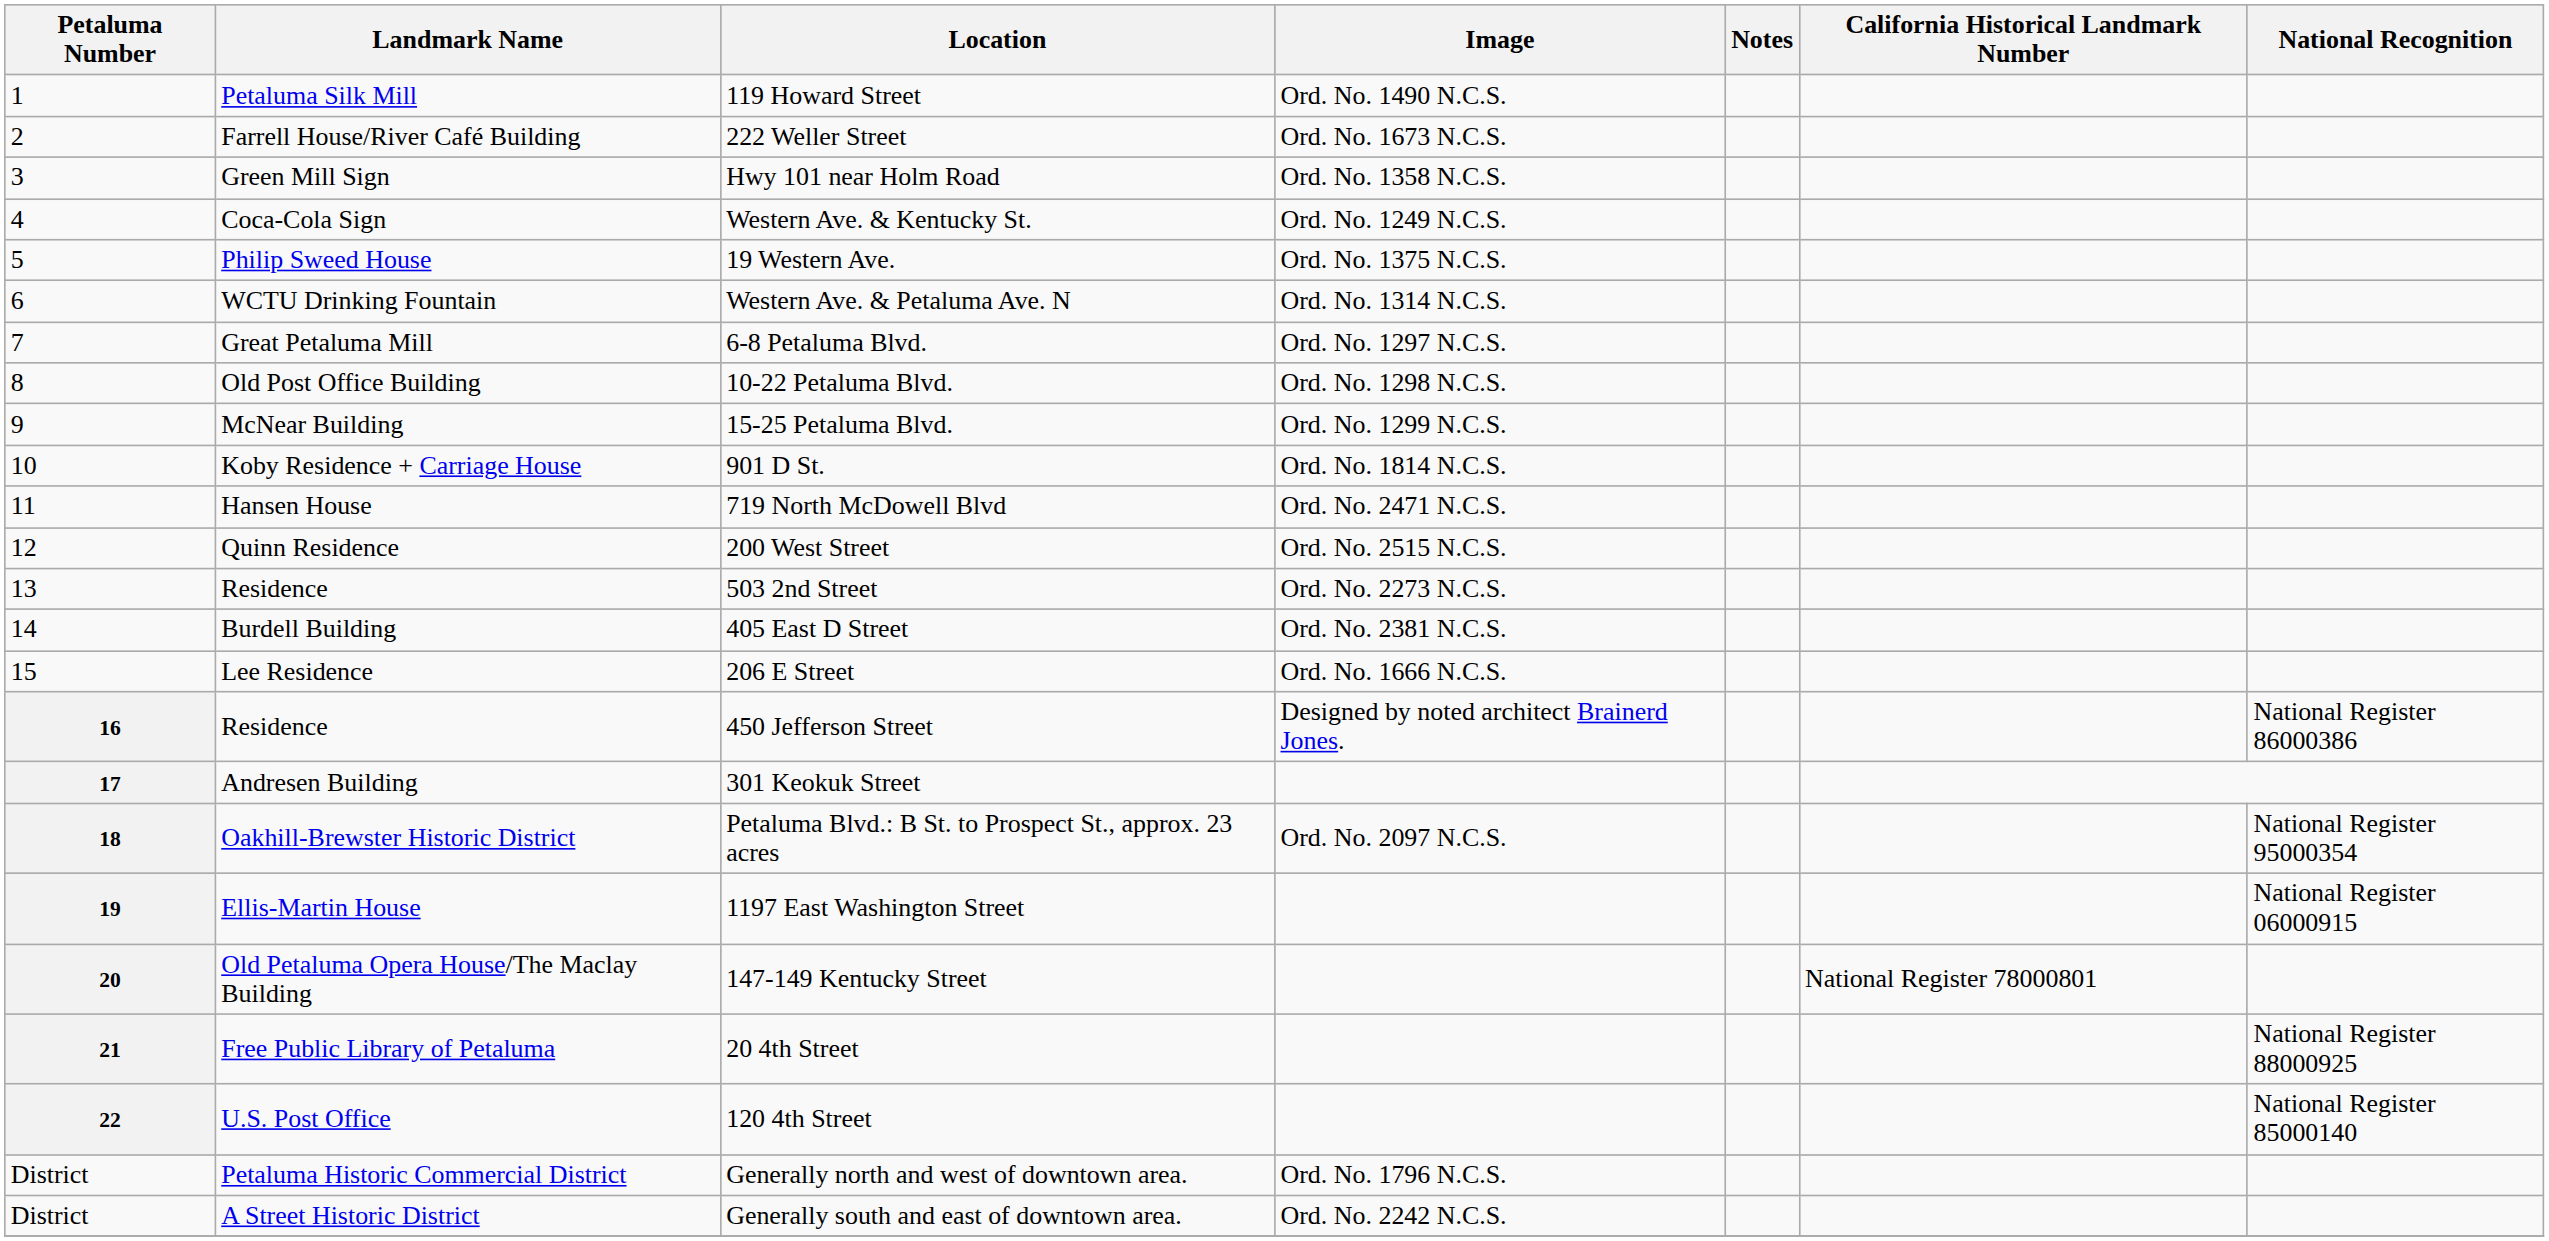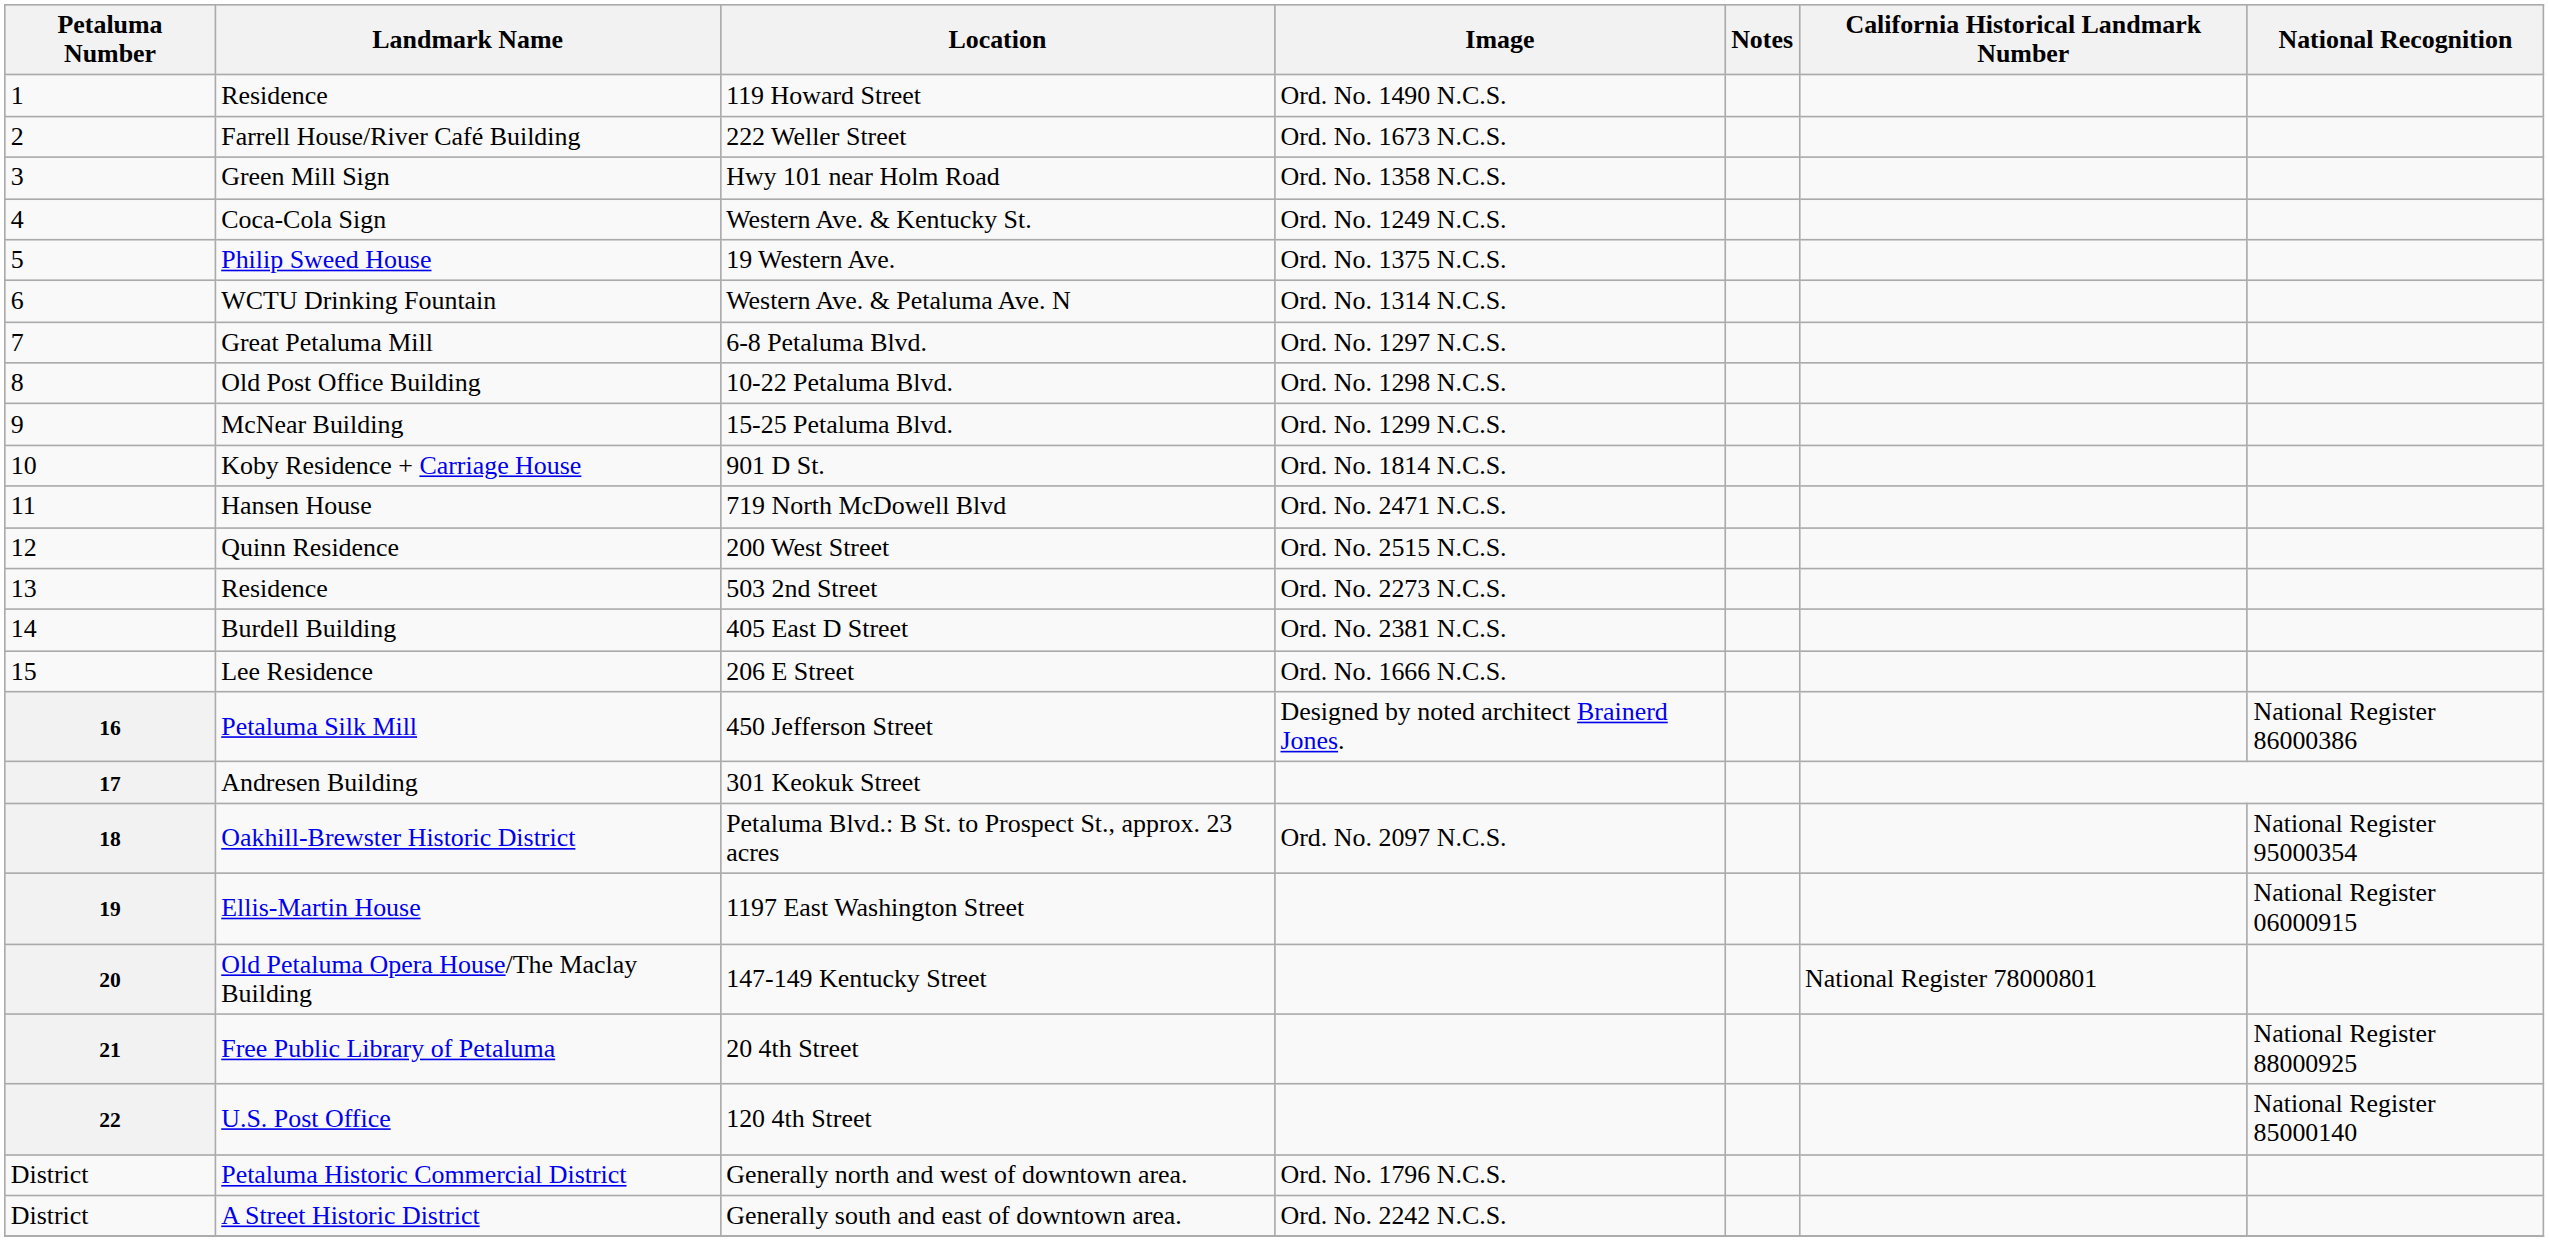(319, 95) Petaluma Silk Mill -> (274, 95) Residence
(274, 726) Residence -> (319, 726) Petaluma Silk Mill
